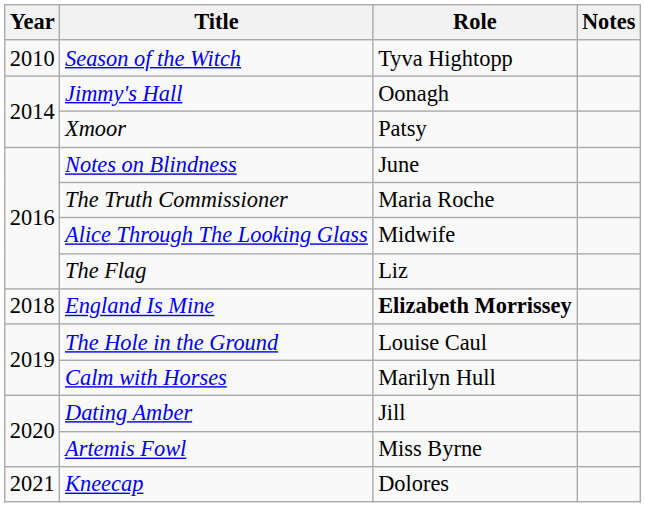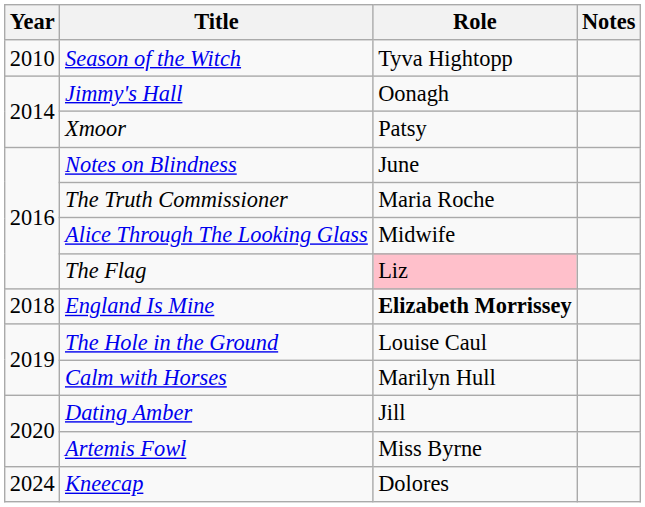(393, 270) no background -> (393, 270) pink background
(32, 484) 2021 -> (32, 484) 2024
